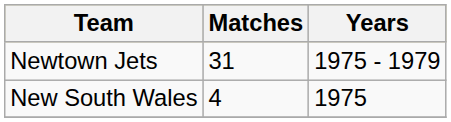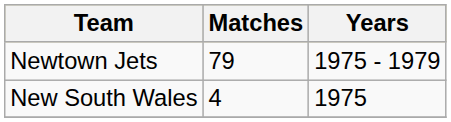(222, 60) 31 -> (222, 60) 79
